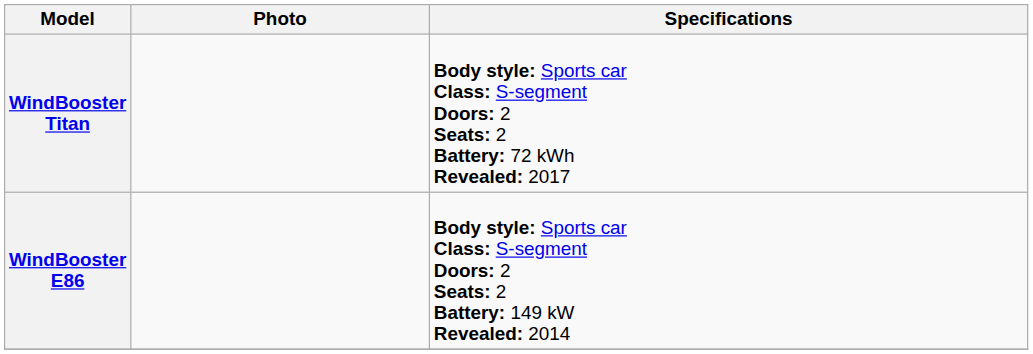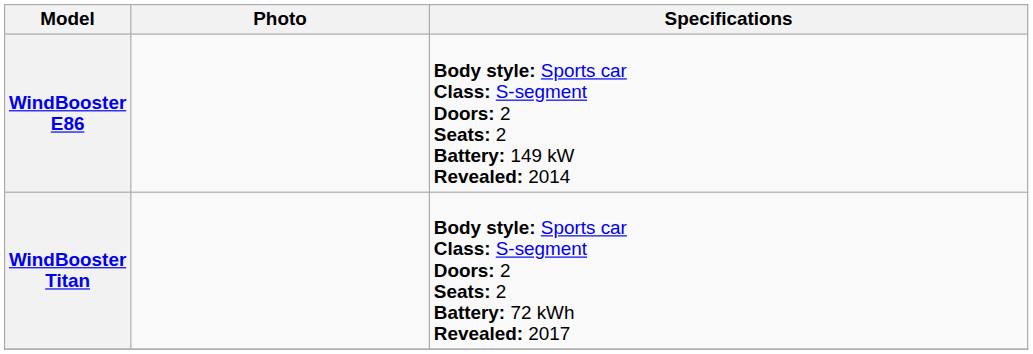rows swapped: (68, 113) <-> (68, 270)
